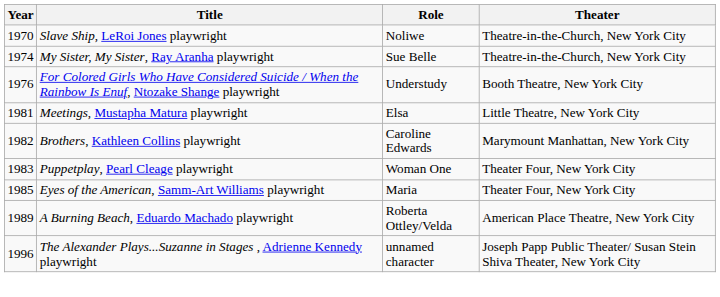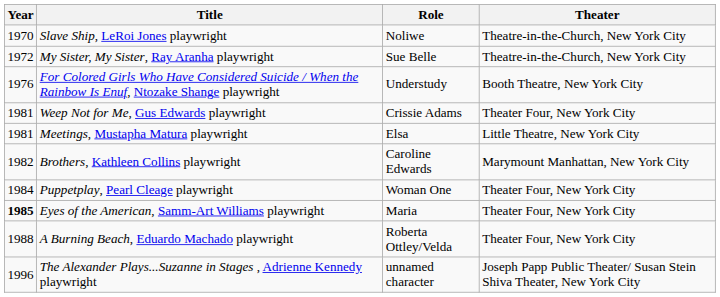(21, 56) 1974 -> (21, 56) 1972
+ row: (153, 112)
(21, 169) 1983 -> (21, 190) 1984
(21, 190) normal -> (21, 210) bold
(21, 218) 1989 -> (21, 239) 1988
(588, 218) American Place Theatre, New York City -> (559, 239) Theater Four, New York City
